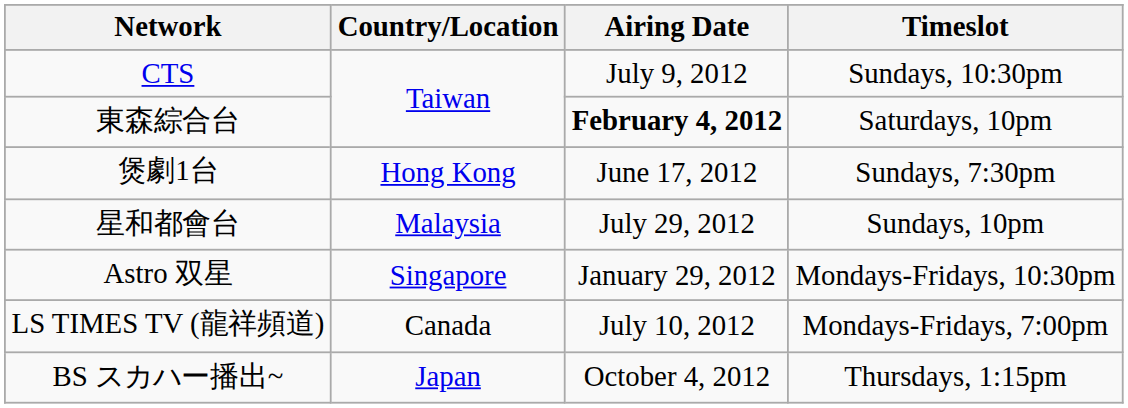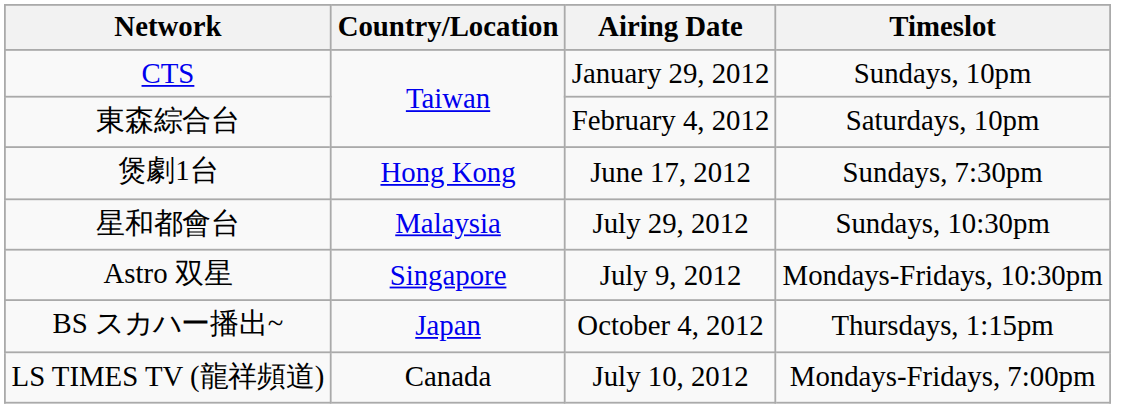(677, 73) July 9, 2012 -> (671, 73) January 29, 2012
(955, 73) Sundays, 10:30pm -> (943, 73) Sundays, 10pm
(677, 121) bold -> (671, 121) normal
(955, 223) Sundays, 10pm -> (943, 223) Sundays, 10:30pm
(677, 274) January 29, 2012 -> (671, 274) July 9, 2012
rows swapped: (168, 324) <-> (168, 375)
